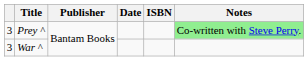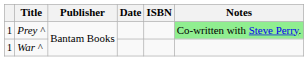(10, 30) 3 -> (10, 30) 1
(10, 47) 3 -> (10, 47) 1
